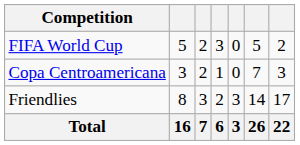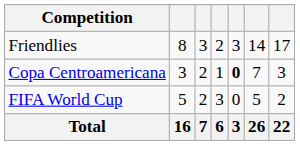rows swapped: (66, 45) <-> (43, 99)
(236, 72) normal -> (236, 72) bold
